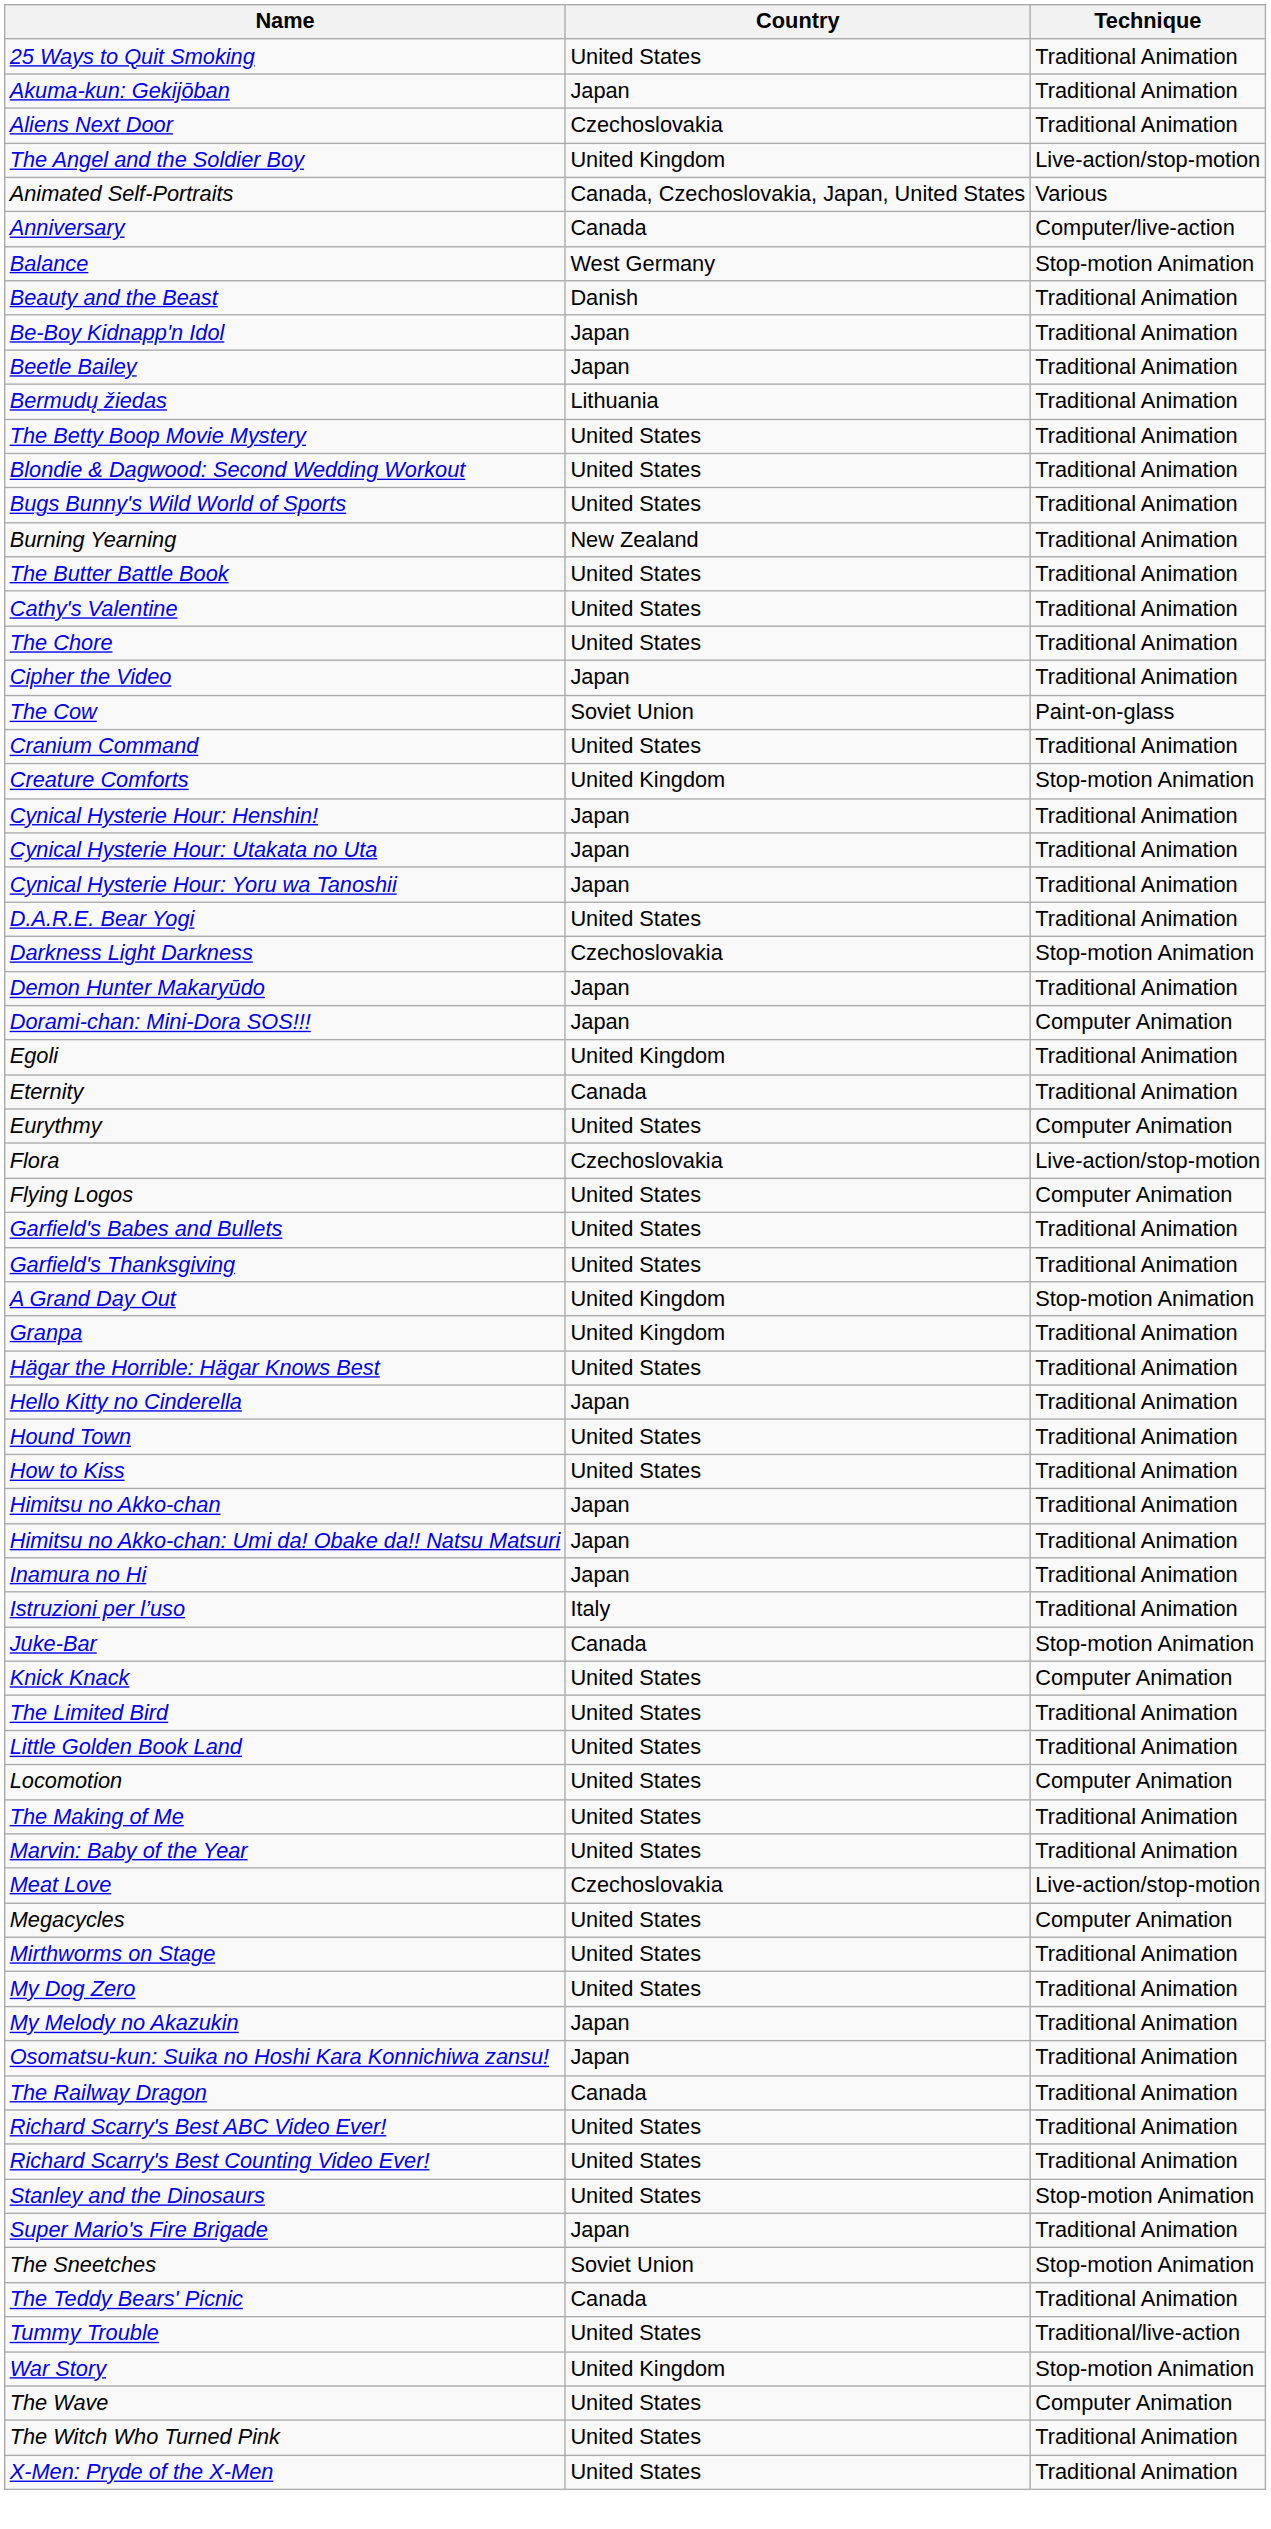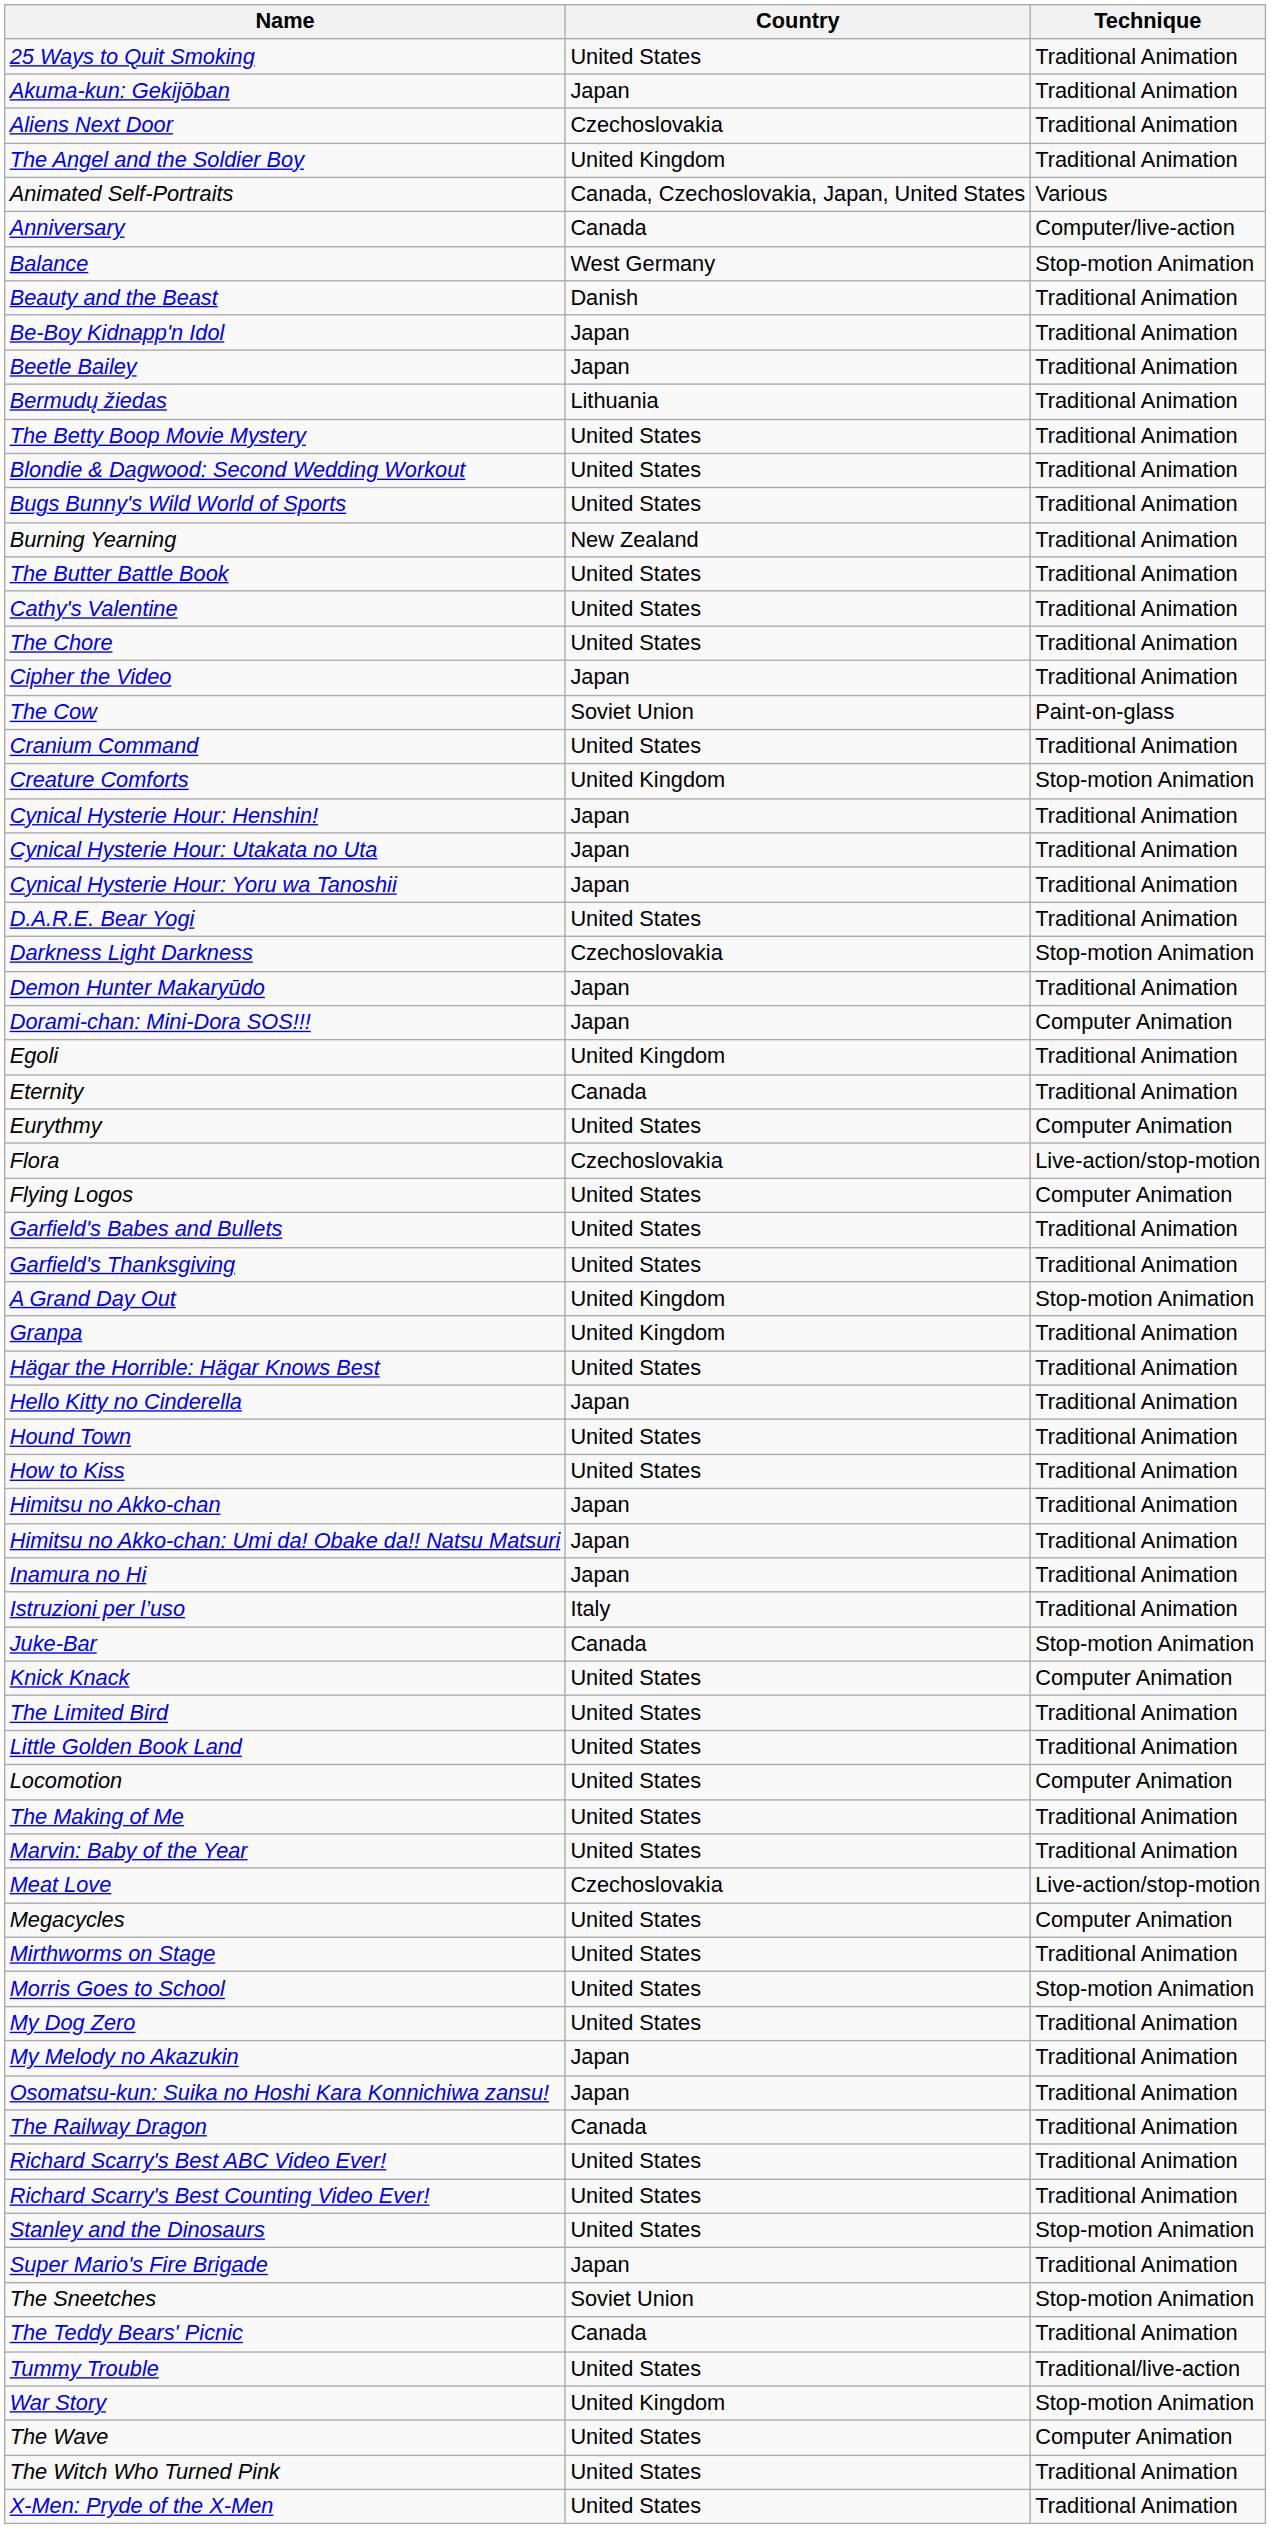(1148, 159) Live-action/stop-motion -> (1136, 159) Traditional Animation
+ row: (117, 1988)
